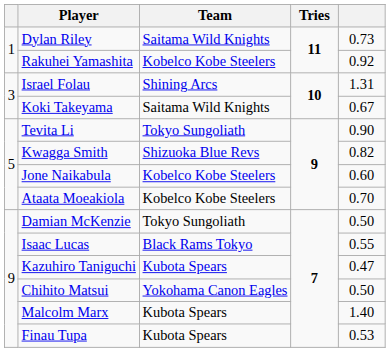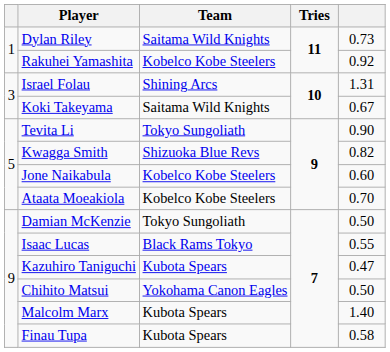(361, 335) 0.53 -> (361, 335) 0.58
